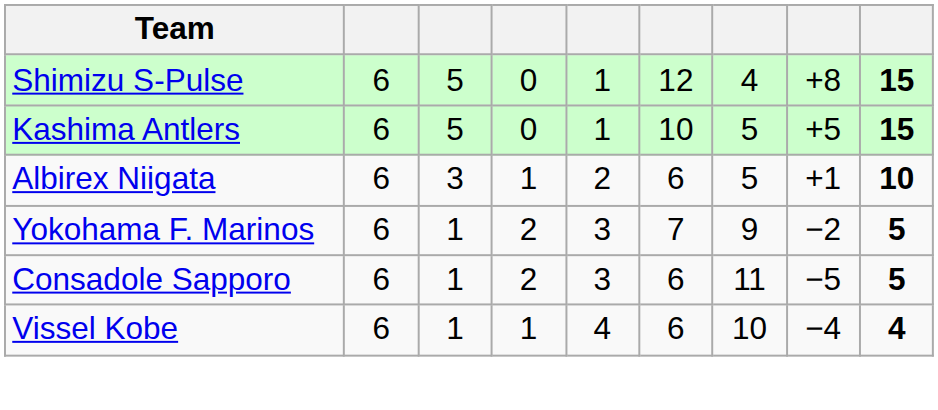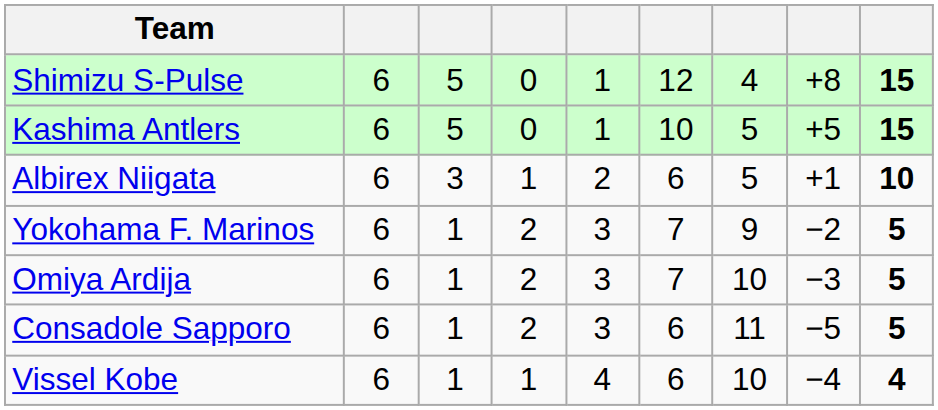+ row: (102, 279)
